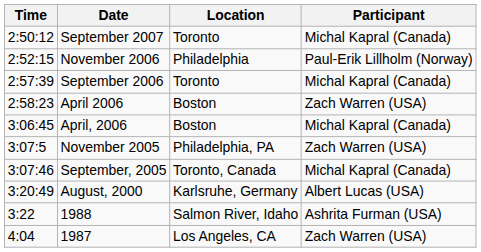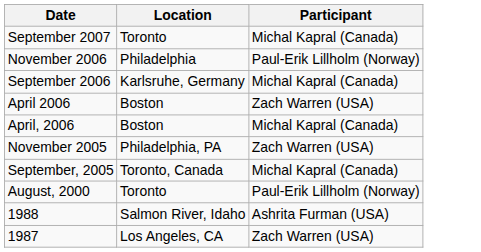- column: (31, 15)
(196, 81) Toronto -> (182, 81) Karlsruhe, Germany
(235, 192) Karlsruhe, Germany -> (143, 192) Toronto
(364, 192) Albert Lucas (USA) -> (336, 192) Paul-Erik Lillholm (Norway)
